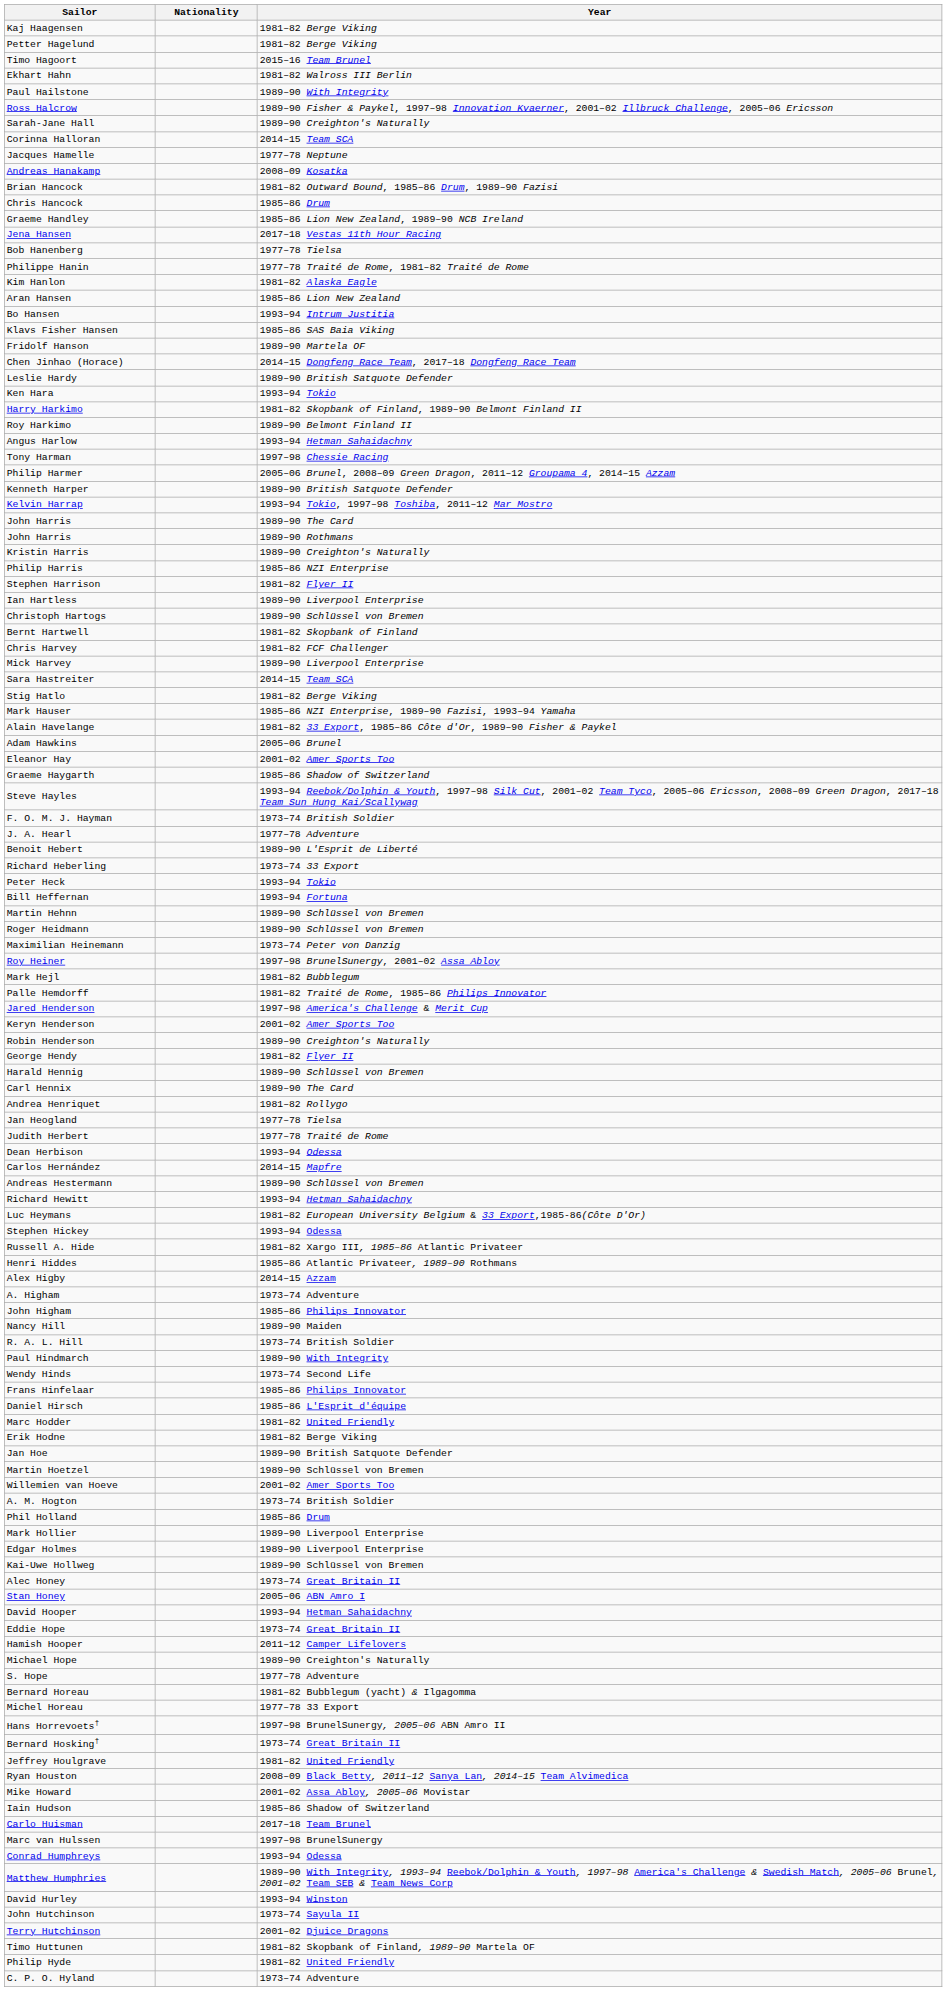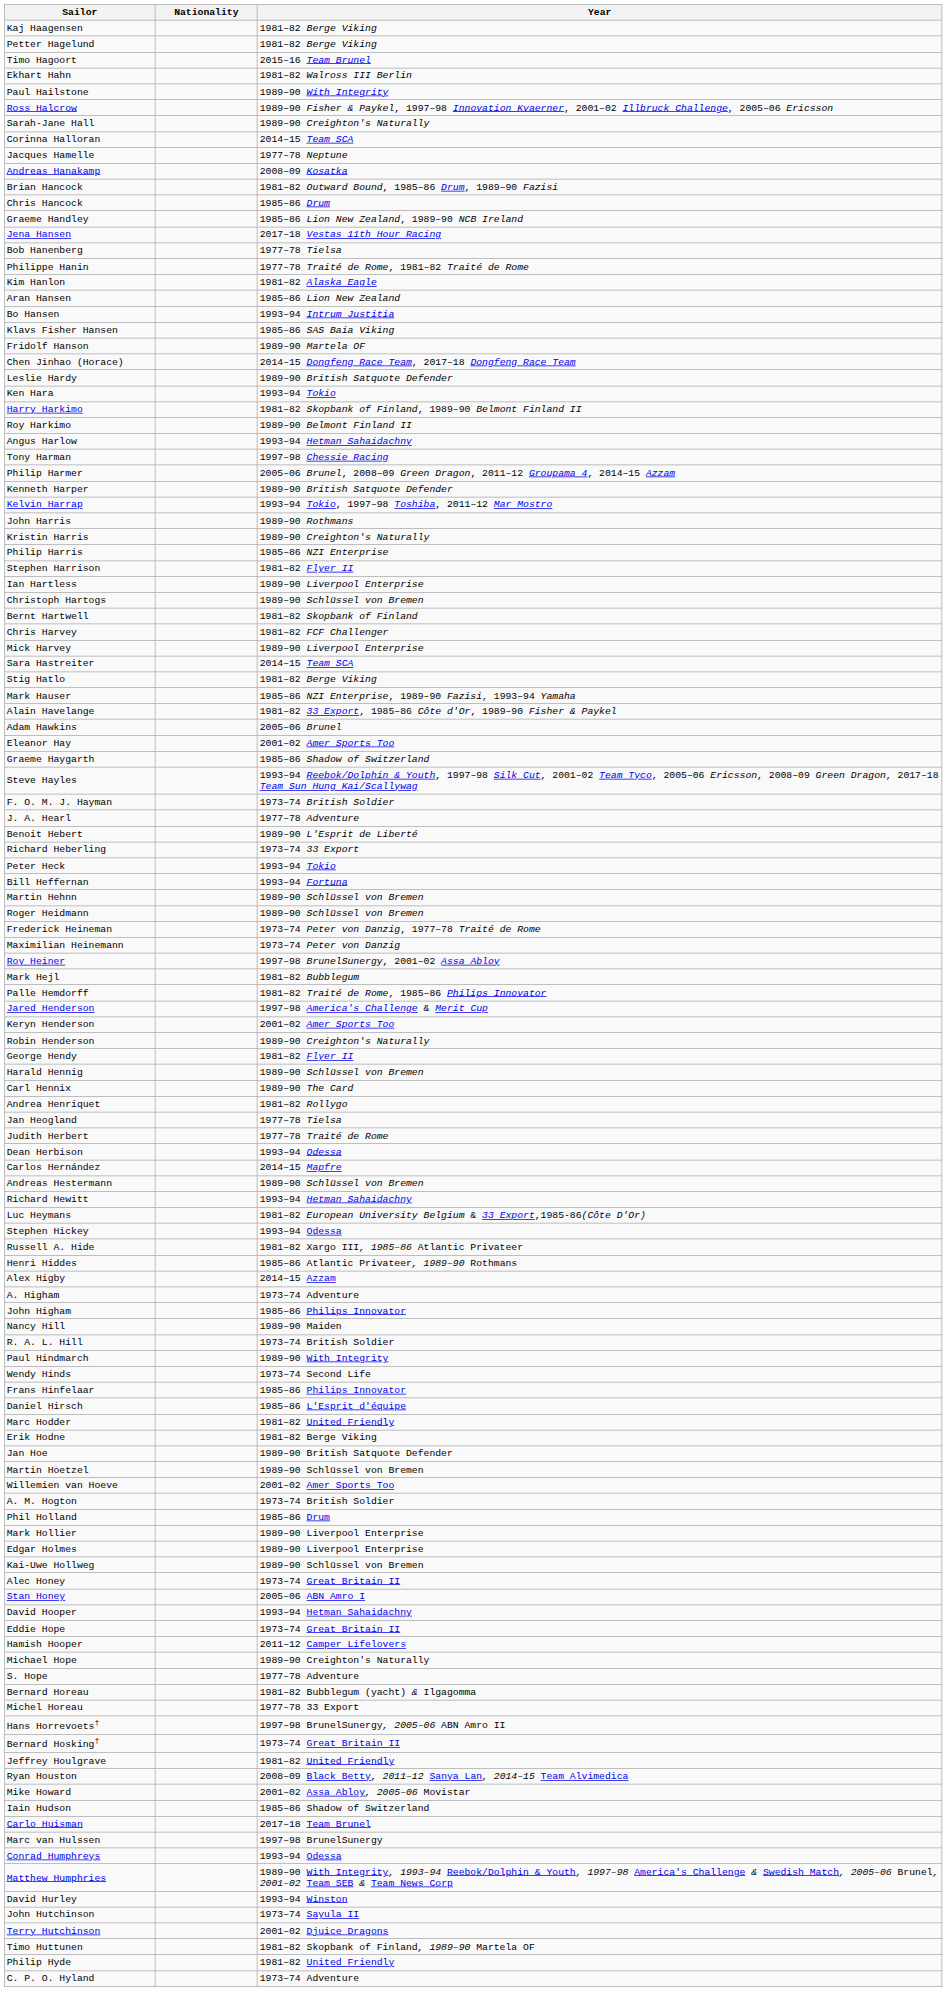- row: (39, 521)
+ row: (59, 929)
